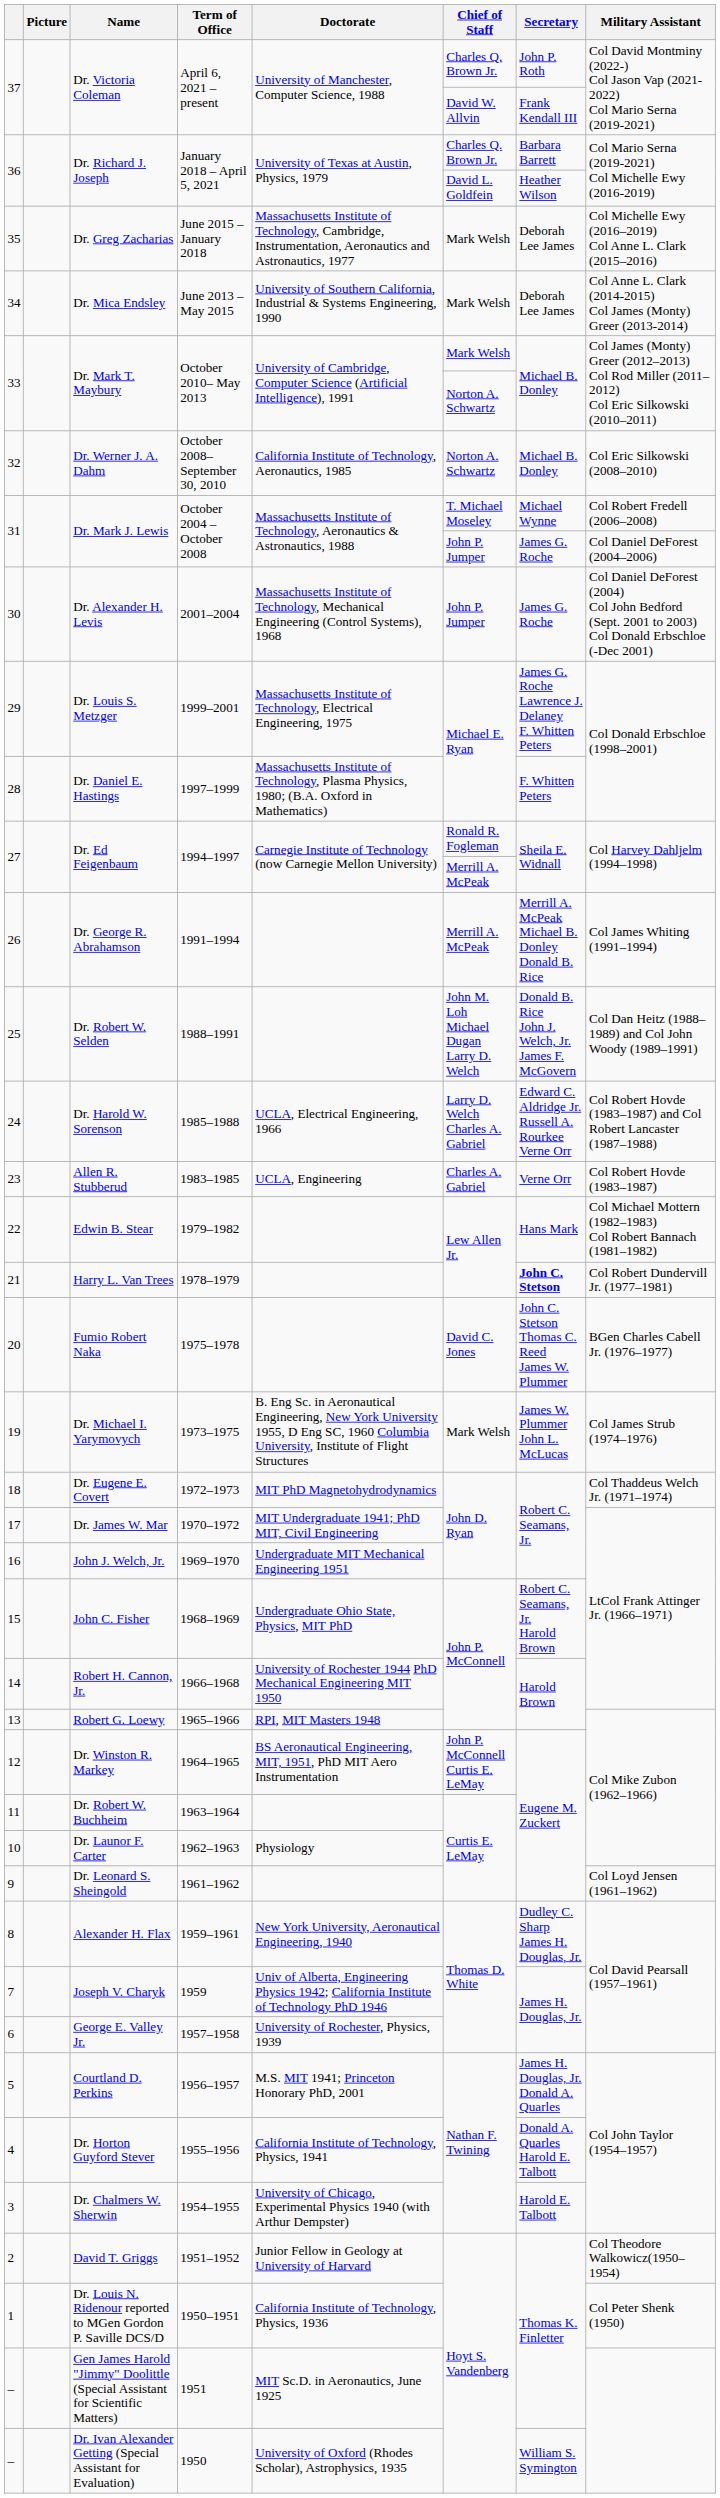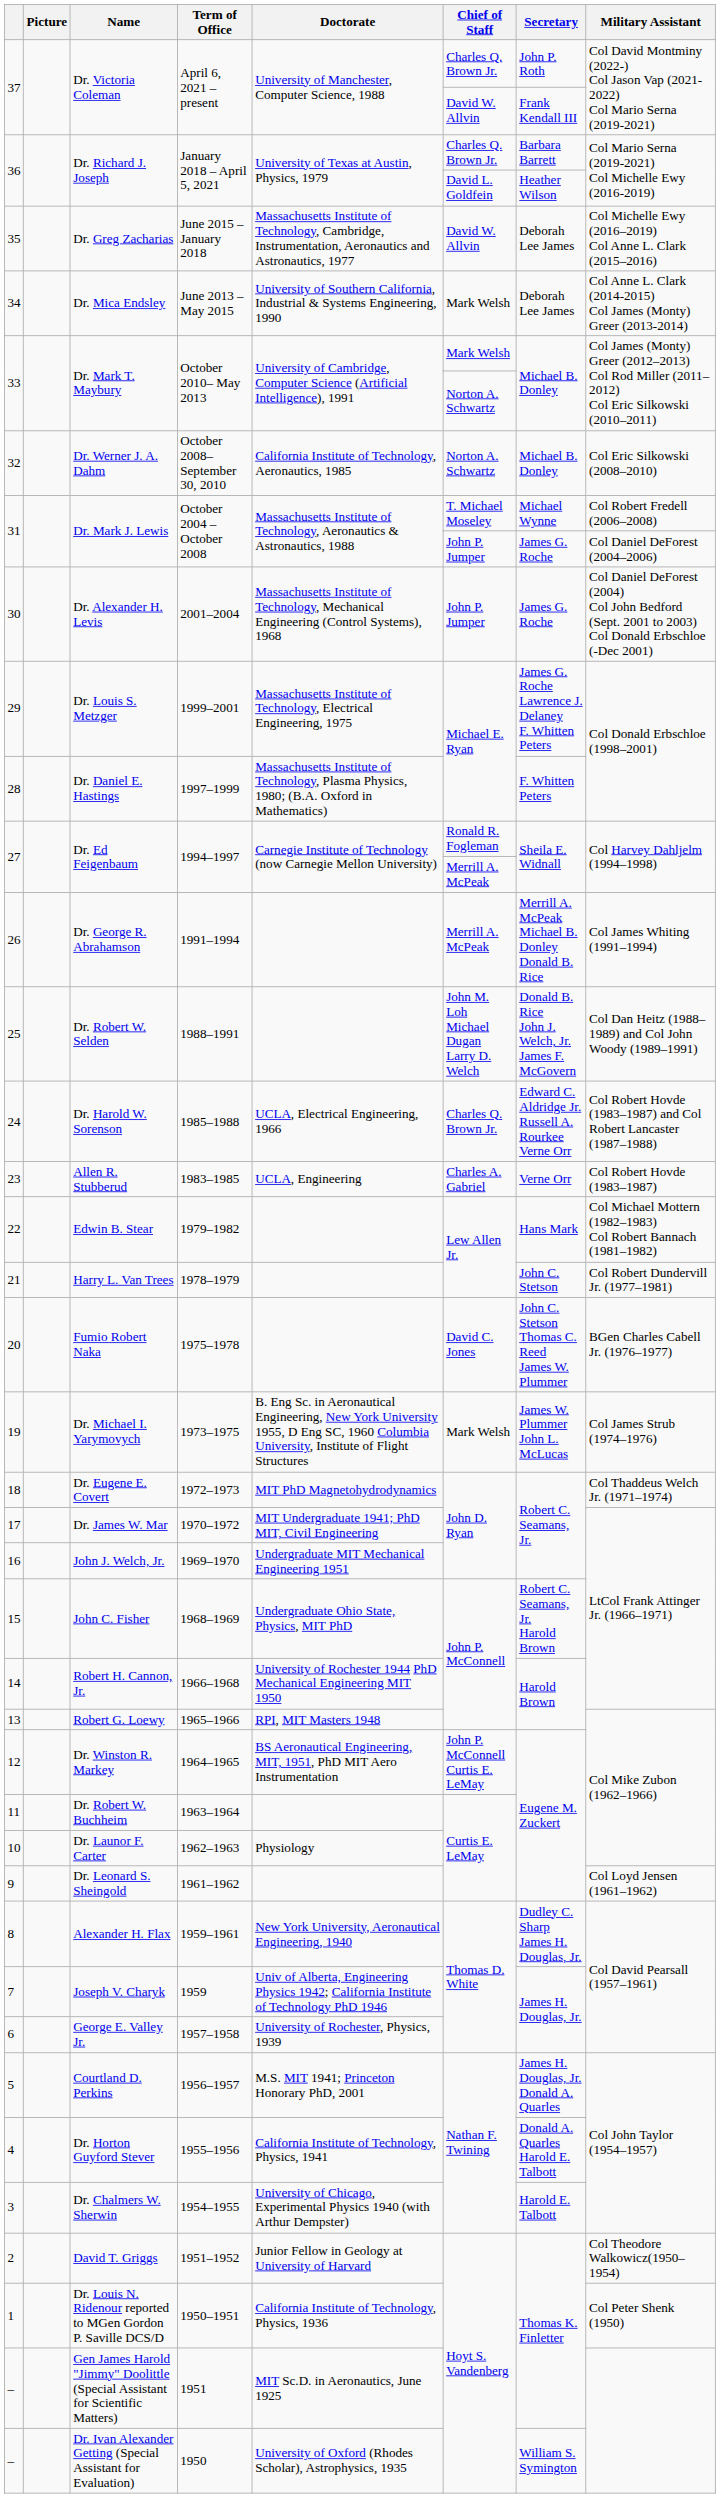(478, 238) Mark Welsh -> (471, 238) David W. Allvin
(474, 1121) Larry D. Welch Charles A. Gabriel -> (474, 1121) Charles Q. Brown Jr.
(541, 1279) bold -> (539, 1279) normal
